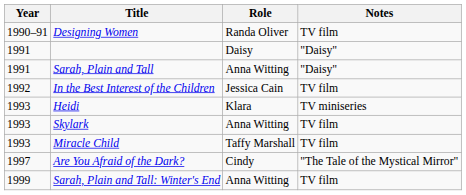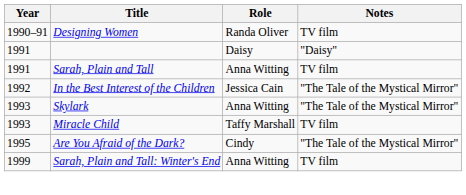(319, 69) "Daisy" -> (319, 69) TV film
(319, 87) TV film -> (379, 87) "The Tale of the Mystical Mirror"
- row: (66, 106)
(319, 124) TV film -> (379, 106) "The Tale of the Mystical Mirror"
(19, 161) 1997 -> (19, 143) 1995
